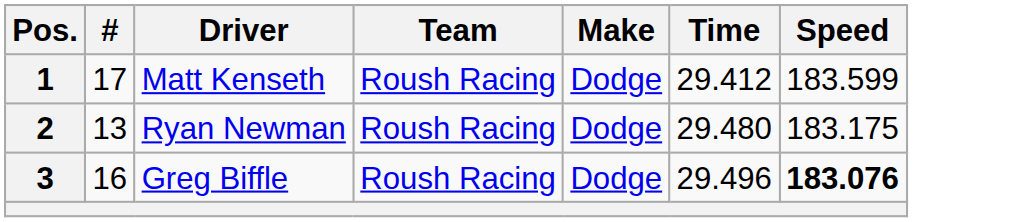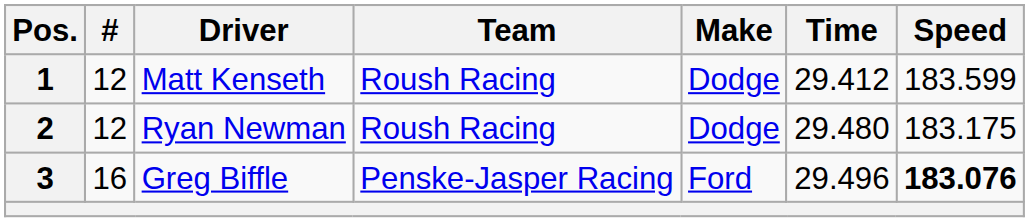(110, 79) 17 -> (110, 79) 12
(110, 129) 13 -> (110, 129) 12
(458, 178) Roush Racing -> (517, 178) Penske-Jasper Racing
(616, 178) Dodge -> (720, 178) Ford
